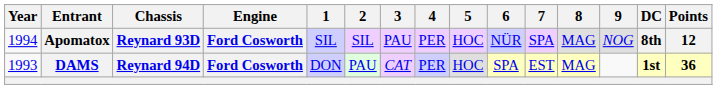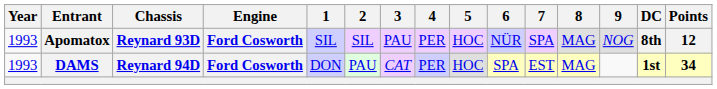(23, 40) 1994 -> (23, 40) 1993
(688, 64) 36 -> (688, 64) 34
